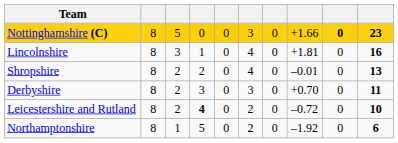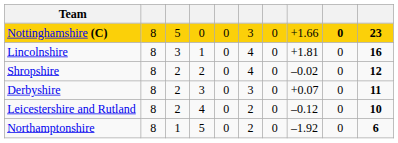(305, 71) –0.01 -> (305, 71) –0.02
(376, 71) 13 -> (376, 71) 12
(305, 90) +0.70 -> (305, 90) +0.07
(202, 109) bold -> (202, 109) normal
(305, 109) –0.72 -> (305, 109) –0.12
